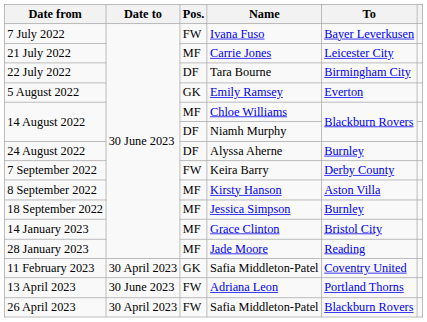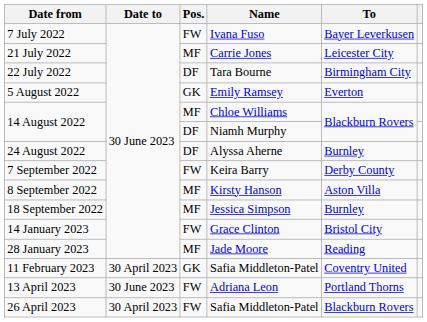(192, 229) MF -> (192, 229) FW
